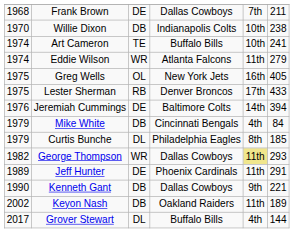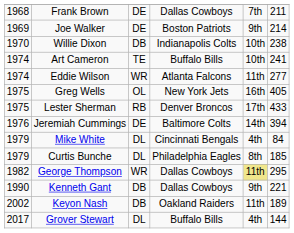+ row: (80, 28)
(278, 60) 279 -> (278, 76) 277
(139, 124) DB -> (139, 140) DL
(278, 156) 293 -> (278, 172) 295
- row: (80, 172)
